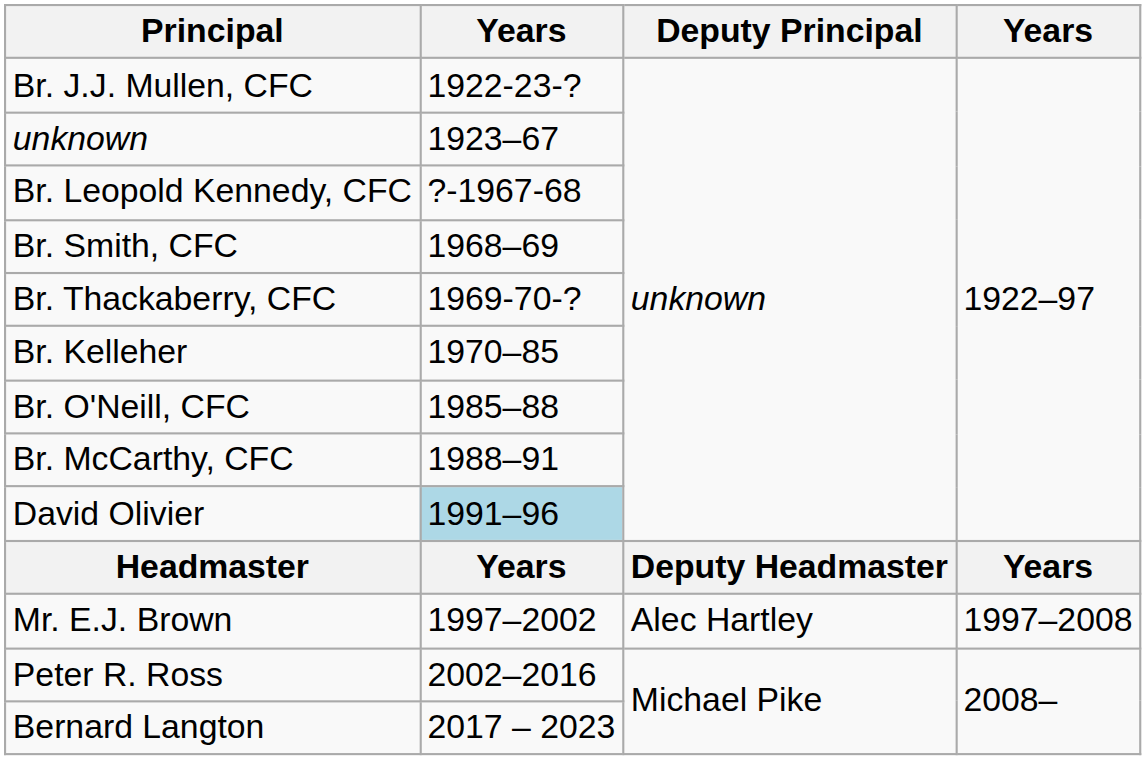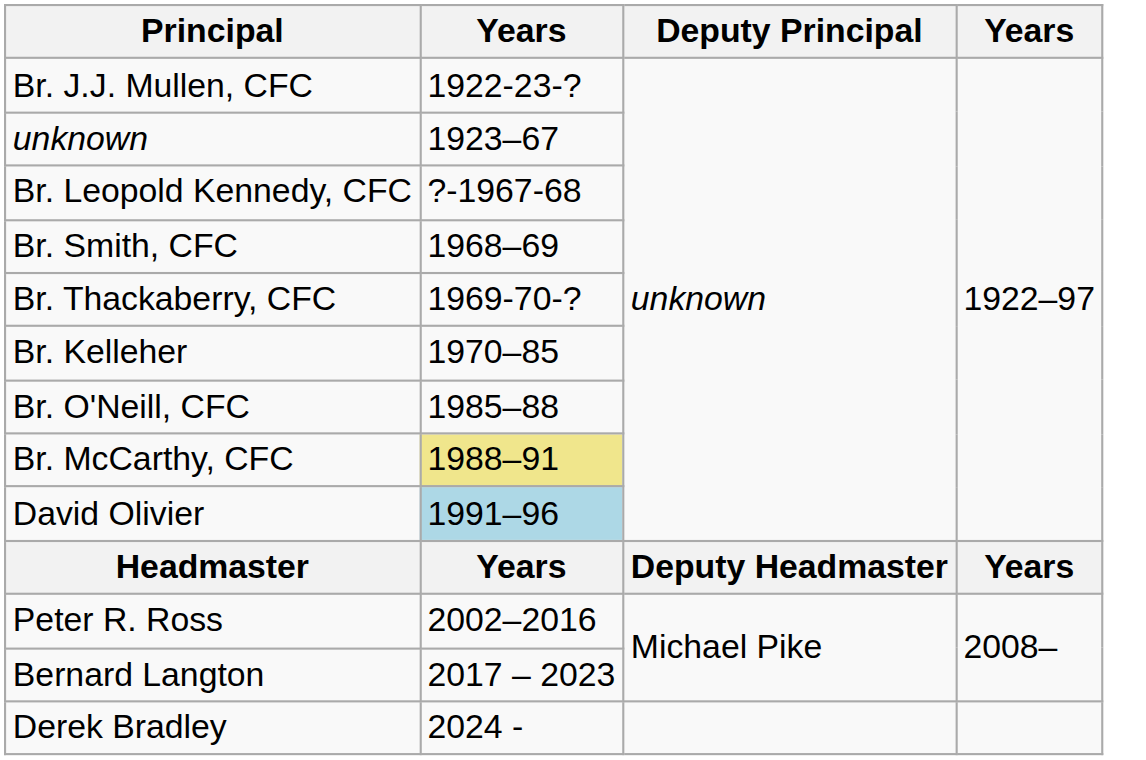(493, 459) no background -> (493, 459) khaki background
- row: (123, 620)
+ row: (120, 727)
